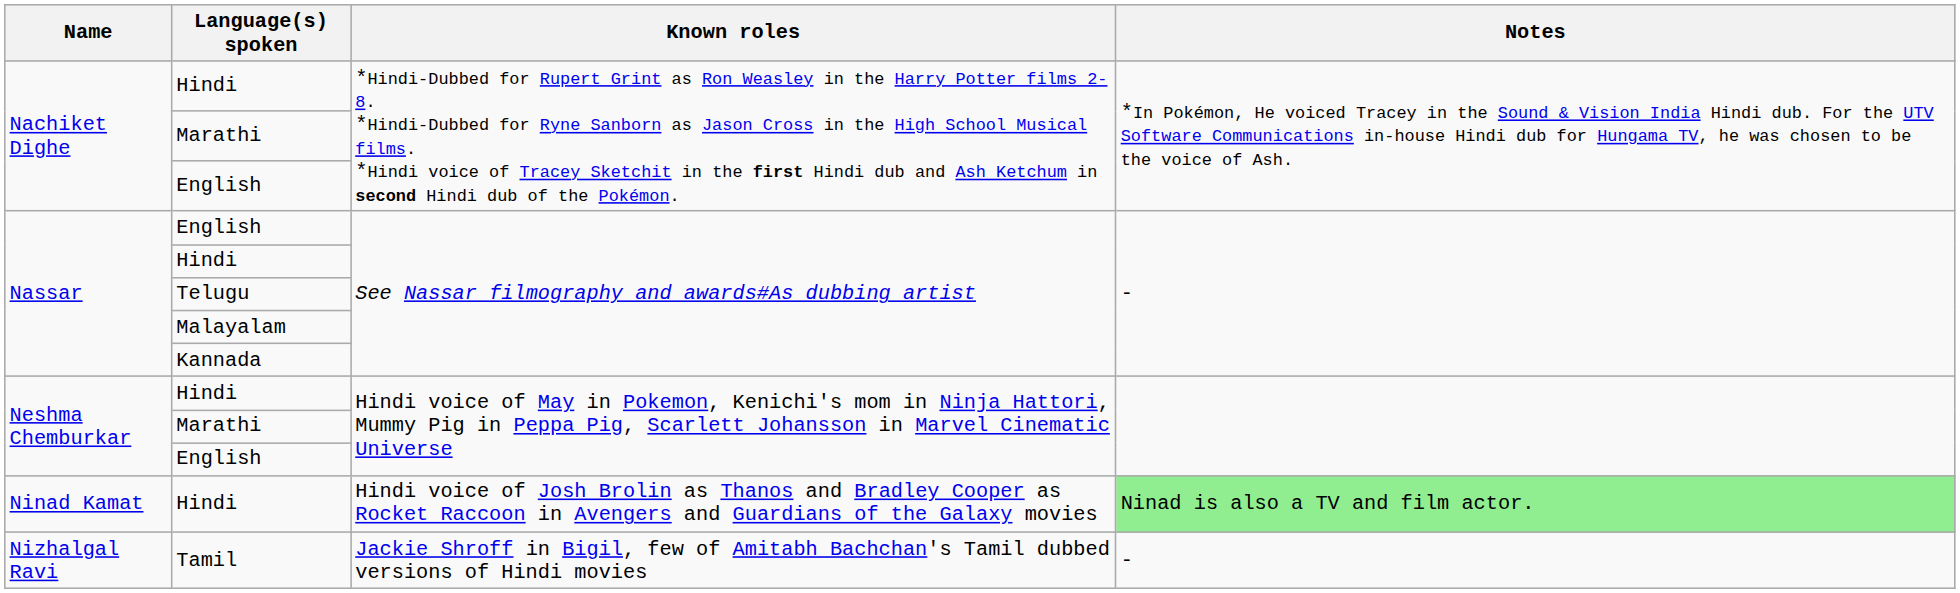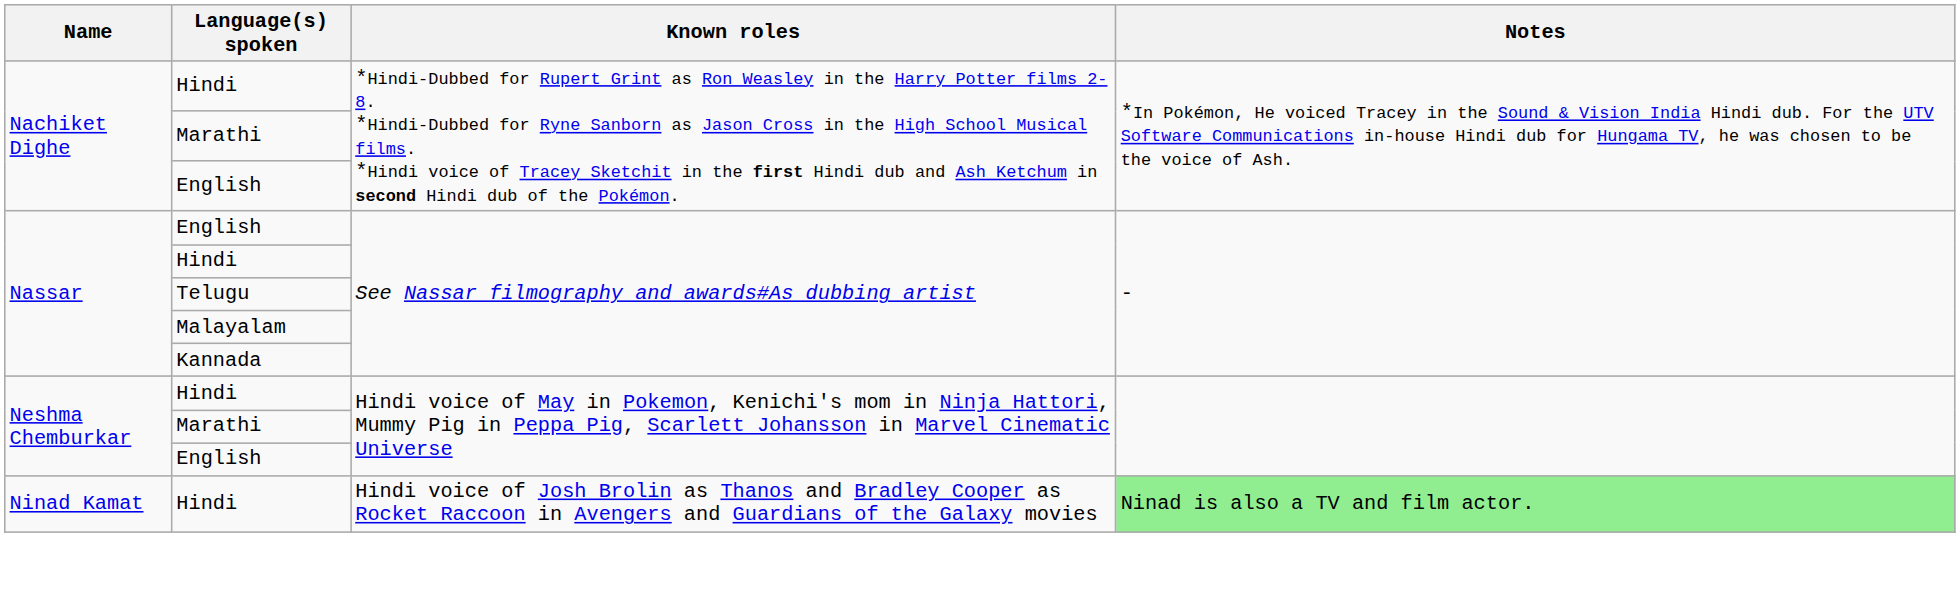- row: (64, 560)
